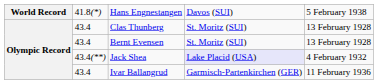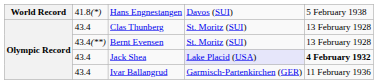(83, 42) 43.4 -> (90, 42) 43.4(**)
(90, 57) 43.4(**) -> (83, 57) 43.4
(336, 57) normal -> (338, 57) bold
